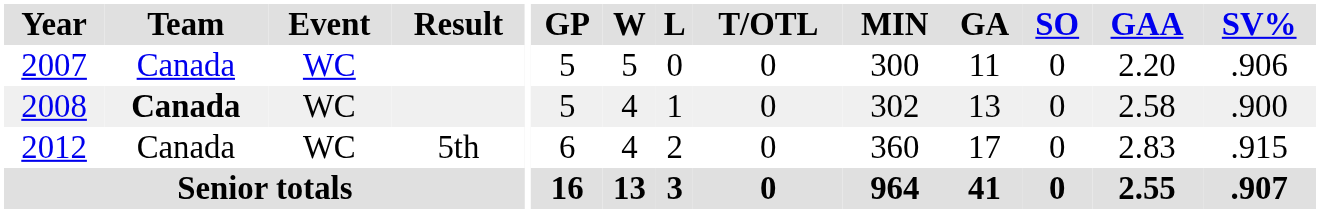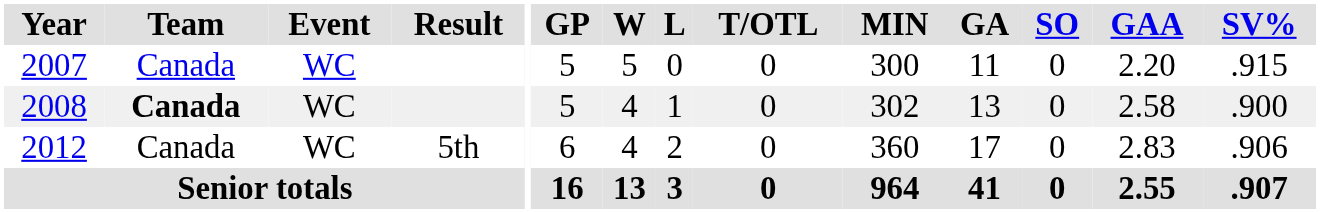(1259, 64) .906 -> (1259, 64) .915
(1259, 146) .915 -> (1259, 146) .906
